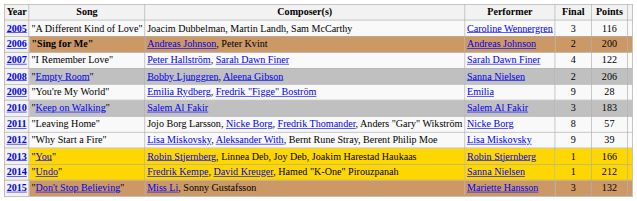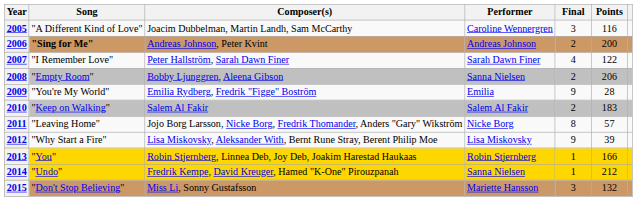(573, 108) 3 -> (573, 108) 2
